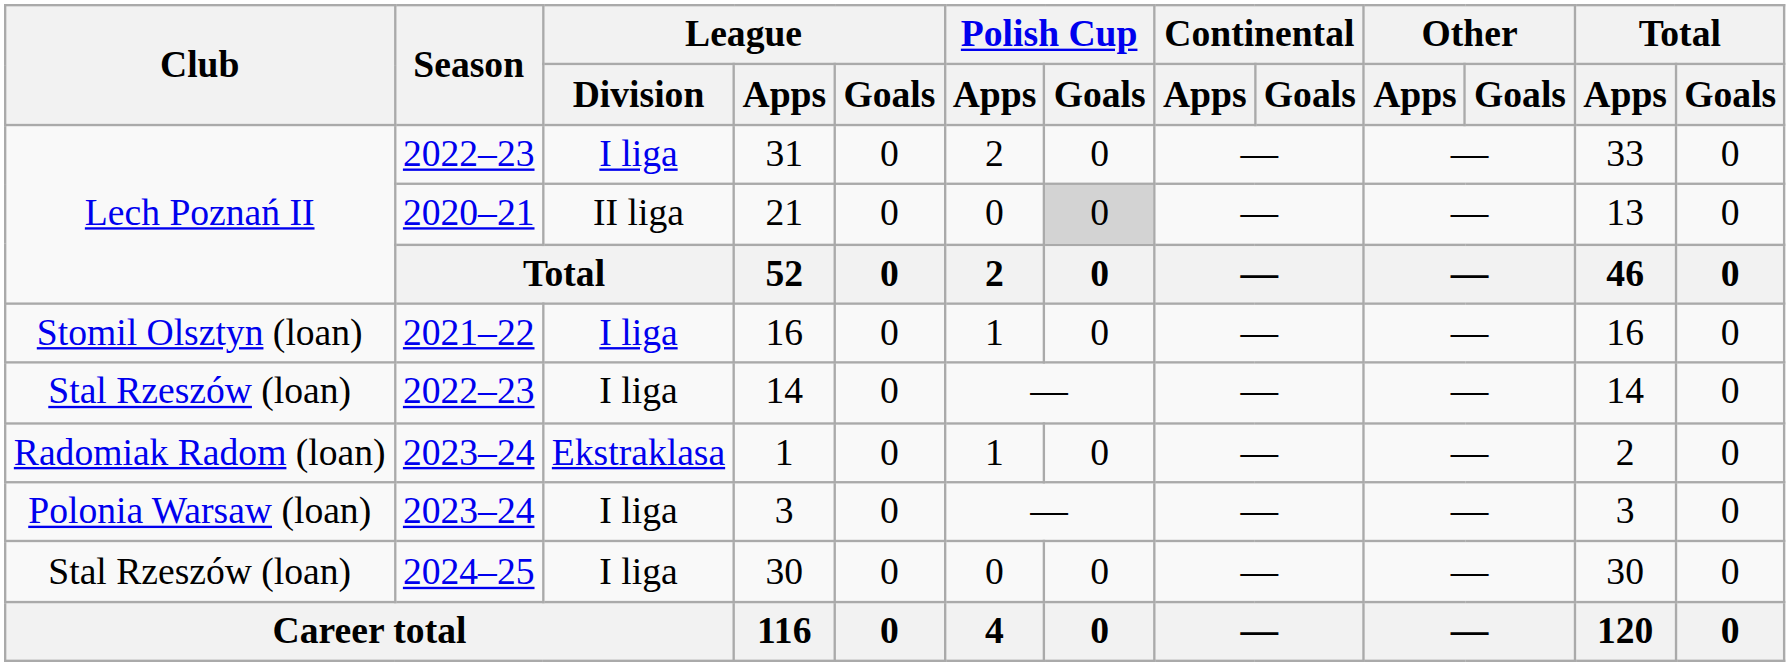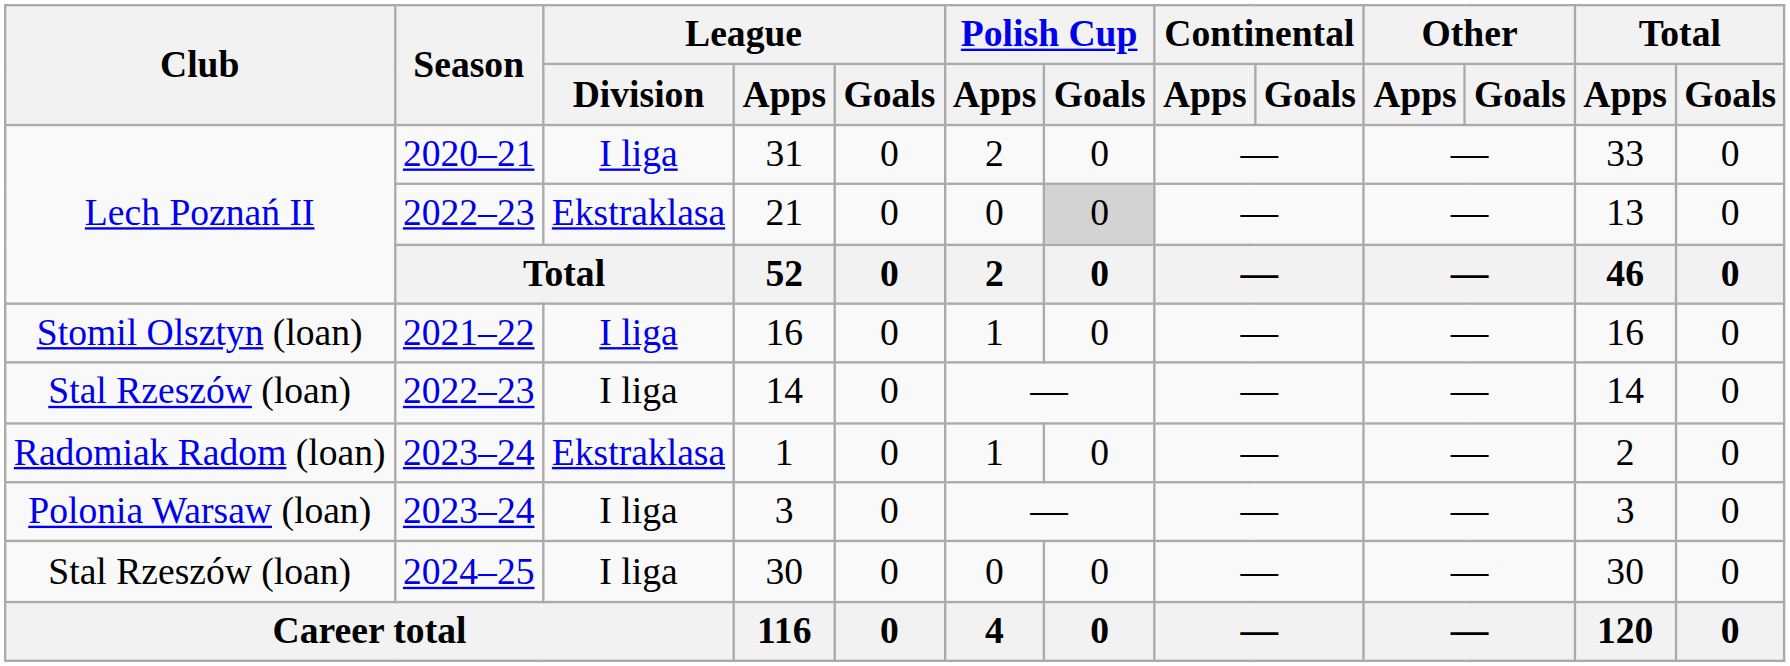(469, 153) 2022–23 -> (469, 153) 2020–21
(469, 213) 2020–21 -> (469, 213) 2022–23
(638, 213) II liga -> (638, 213) Ekstraklasa
